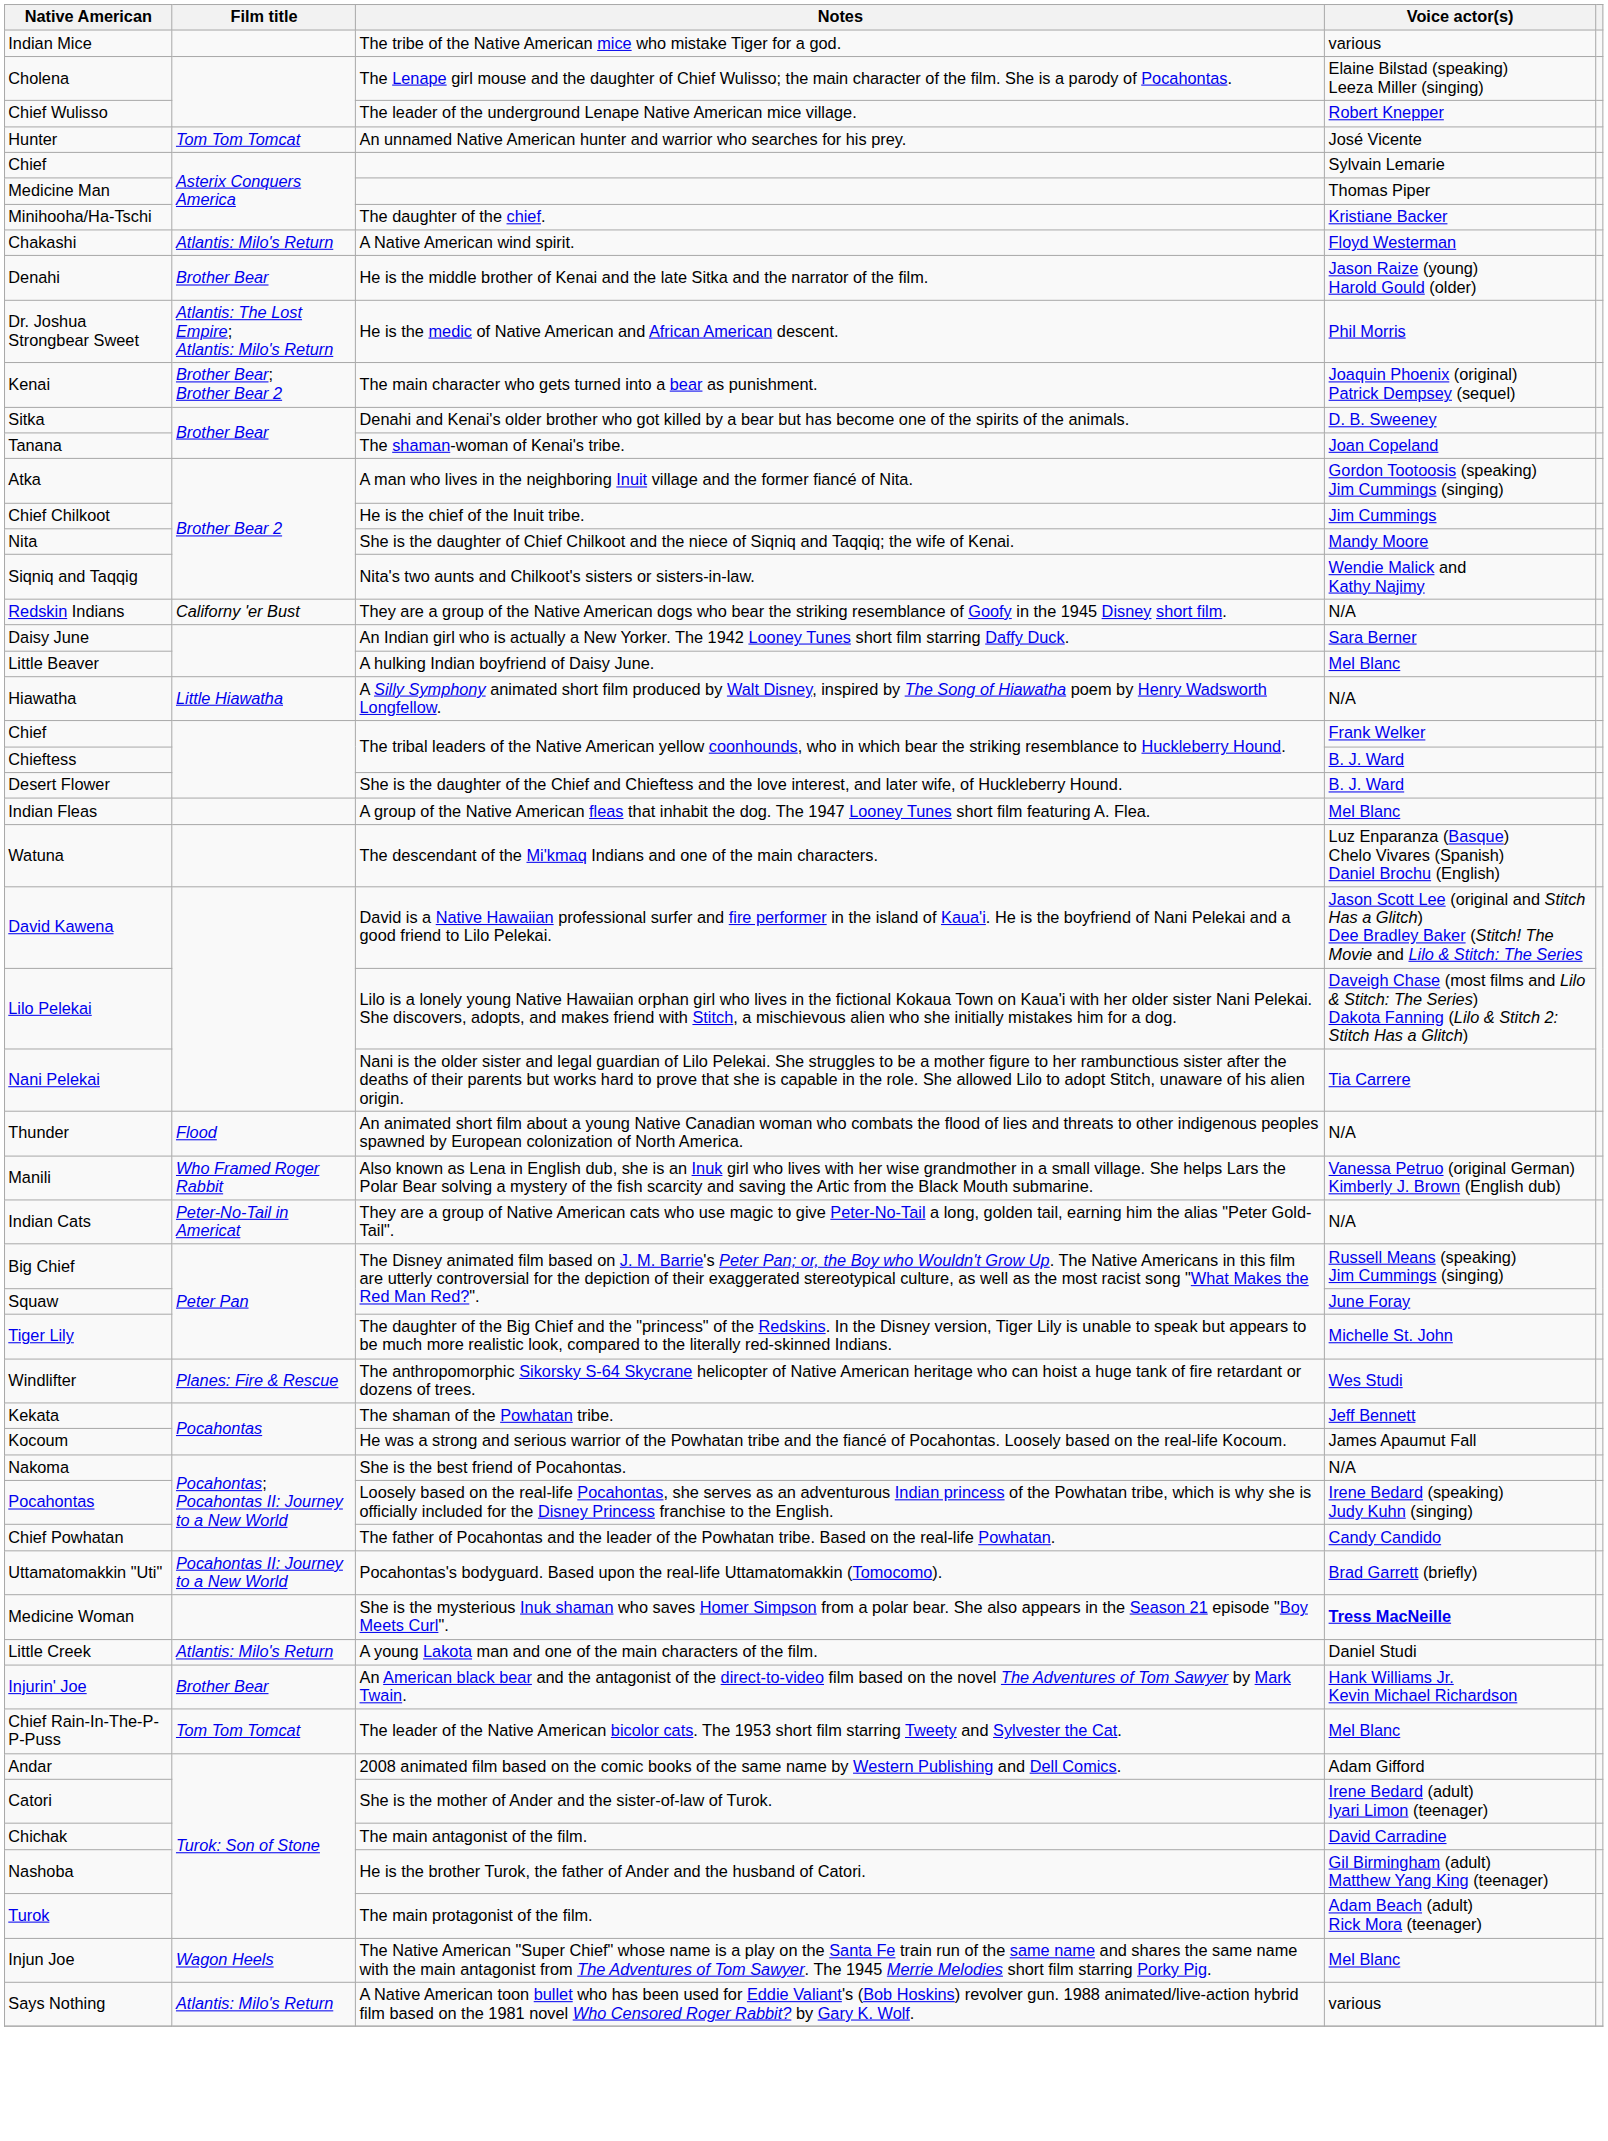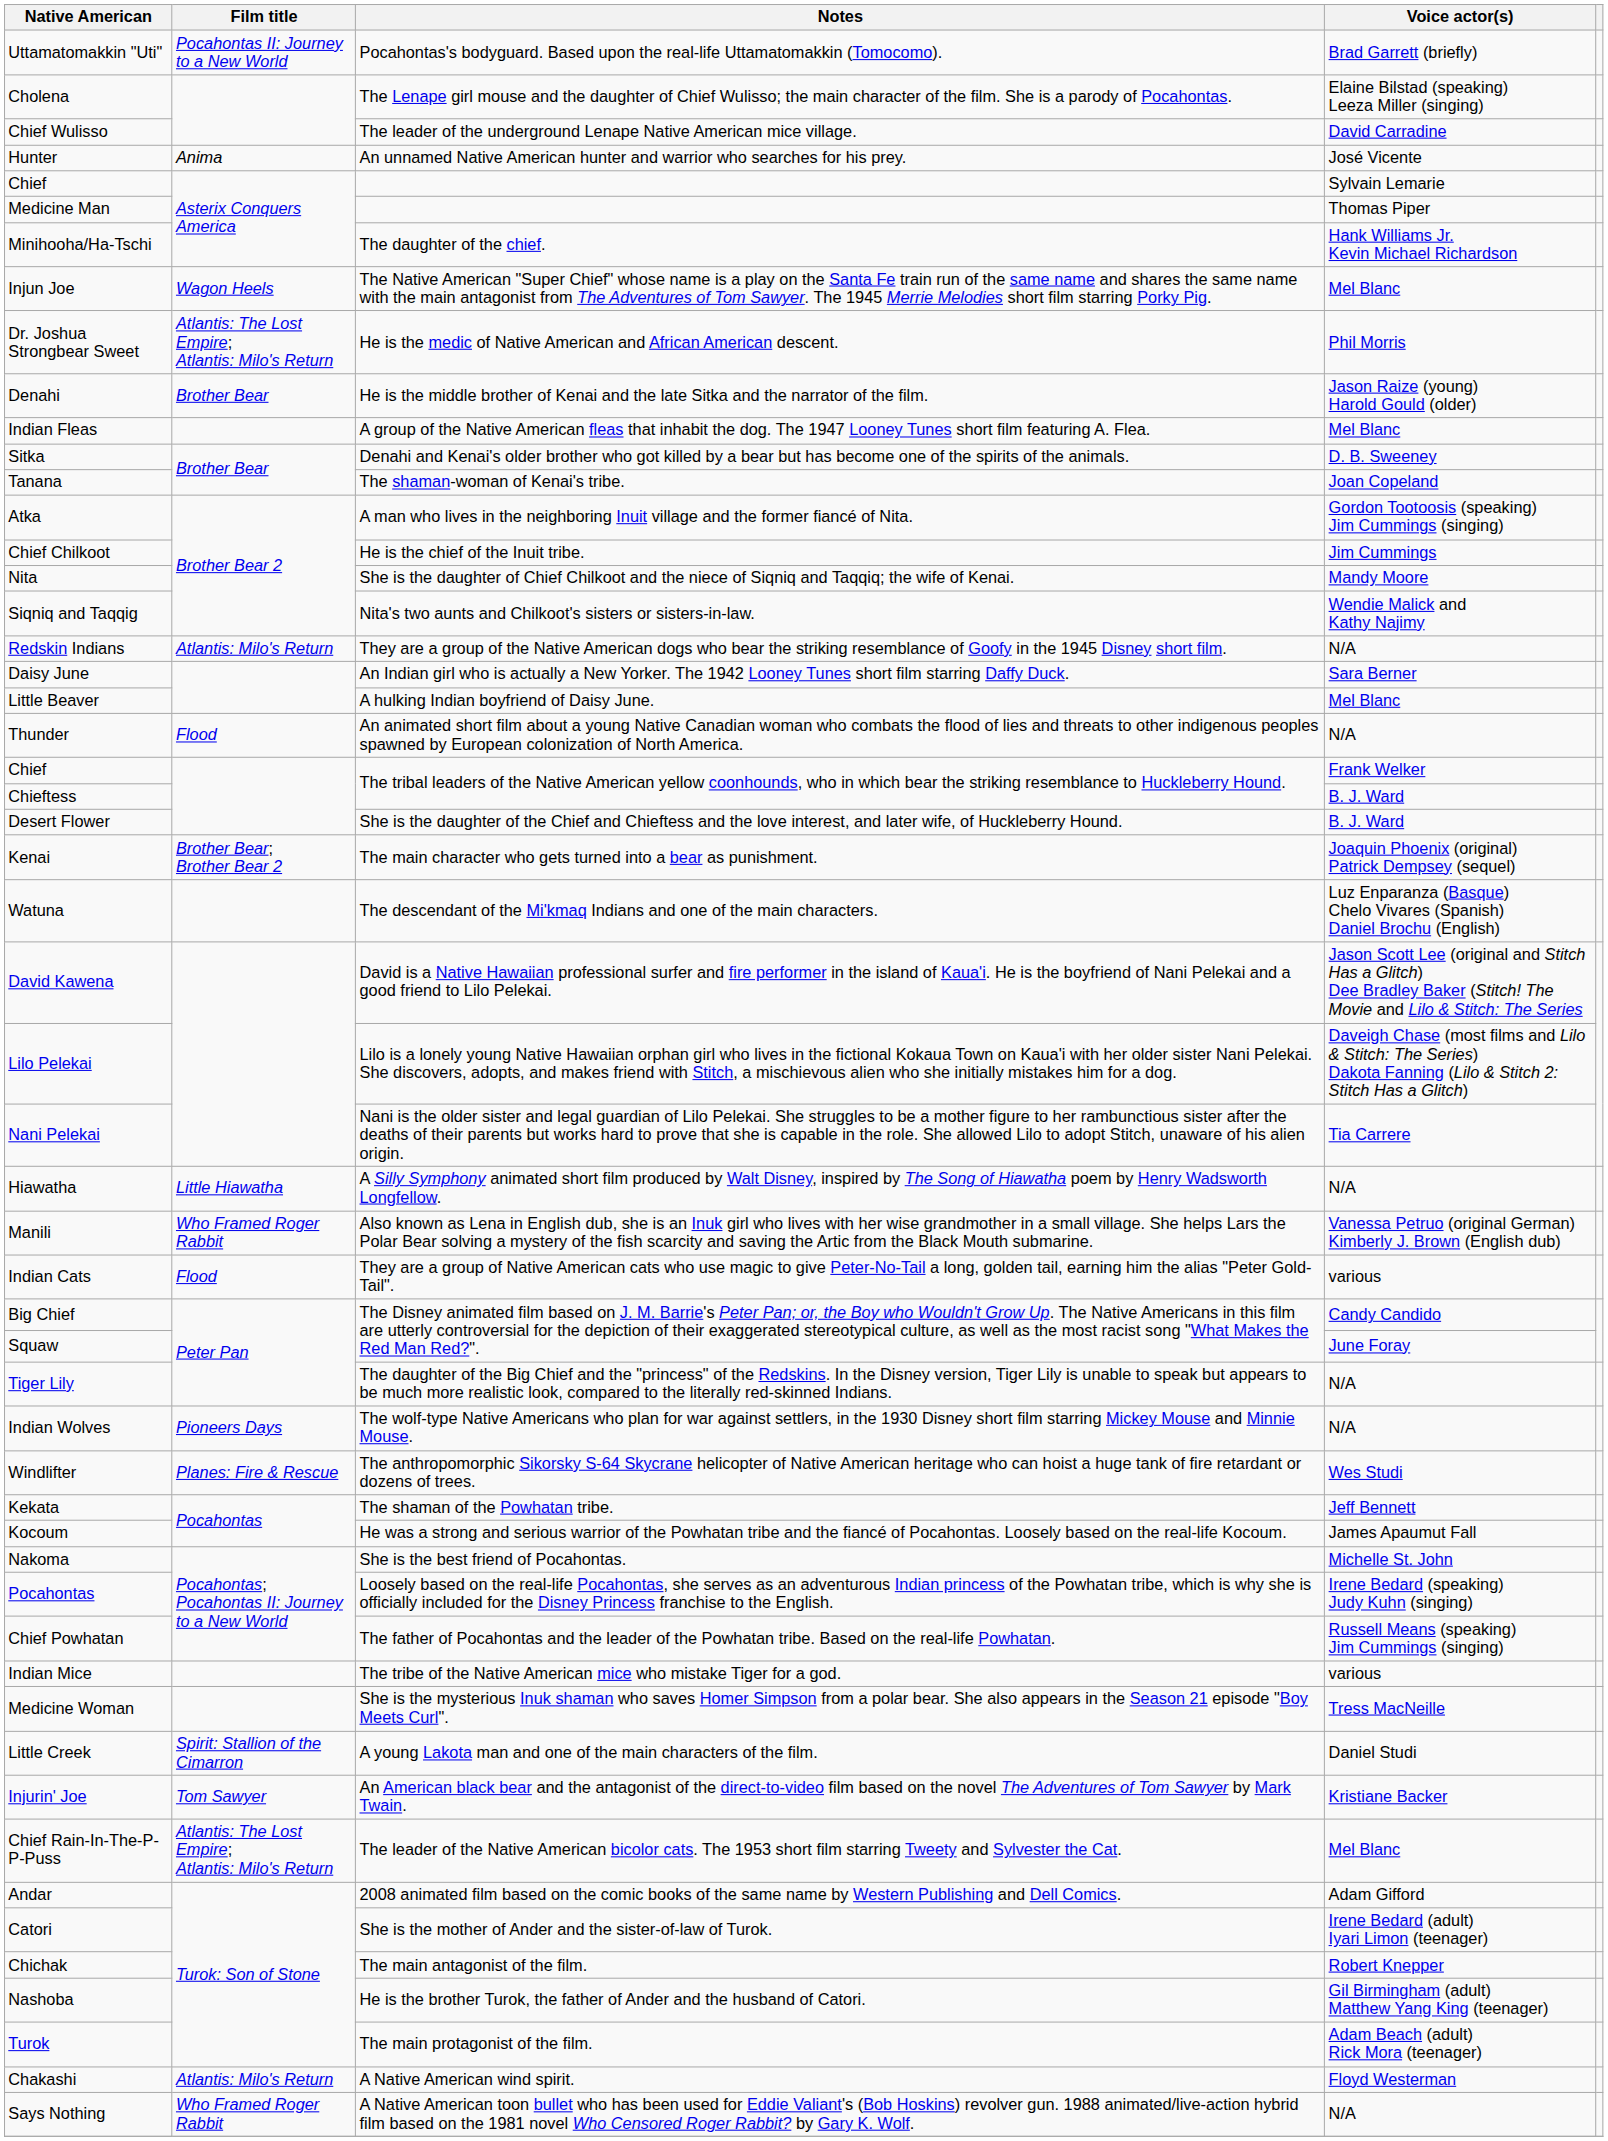rows swapped: (50, 43) <-> (85, 1572)
(1386, 113) Robert Knepper -> (1388, 131) David Carradine
(238, 139) Tom Tom Tomcat -> (199, 157) Anima
(1388, 216) Kristiane Backer -> (1423, 244) Hank Williams Jr. Kevin Michael Richardson
rows swapped: (42, 242) <-> (41, 1960)
rows swapped: (74, 331) <-> (34, 277)
rows swapped: (29, 384) <-> (53, 811)
(238, 611) Californy 'er Bust -> (255, 648) Atlantis: Milo's Return
rows swapped: (39, 1133) <-> (42, 698)
(232, 1222) Peter-No-Tail in Americat -> (196, 1277) Flood
(1342, 1222) N/A -> (1355, 1277) various
(1423, 1266) Russell Means (speaking) Jim Cummings (singing) -> (1385, 1314) Candy Candido
(1391, 1336) Michelle St. John -> (1342, 1383) N/A
+ row: (59, 1428)
(1342, 1467) N/A -> (1391, 1559) Michelle St. John
(1385, 1537) Candy Candido -> (1423, 1638) Russell Means (speaking) Jim Cummings (singing)
(1390, 1616) bold -> (1387, 1708) normal
(255, 1651) Atlantis: Milo's Return -> (249, 1752) Spirit: Stallion of the Cimarron
(222, 1687) Brother Bear -> (221, 1797) Tom Sawyer
(1423, 1687) Hank Williams Jr. Kevin Michael Richardson -> (1388, 1797) Kristiane Backer
(238, 1731) Tom Tom Tomcat -> (255, 1850) Atlantis: The Lost Empire; Atlantis: Milo's Return
(1388, 1836) David Carradine -> (1386, 1965) Robert Knepper
(255, 2004) Atlantis: Milo's Return -> (248, 2114) Who Framed Roger Rabbit
(1355, 2004) various -> (1342, 2114) N/A
